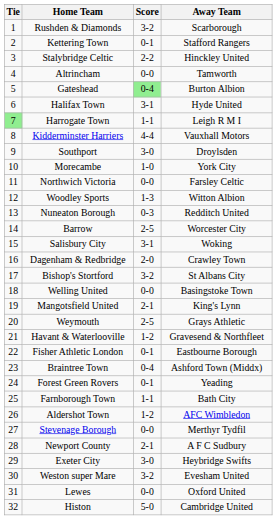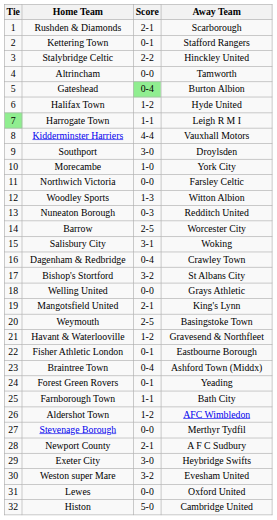(147, 27) 3-2 -> (147, 27) 2-1
(147, 105) 3-1 -> (147, 105) 1-2
(147, 259) 2-0 -> (147, 259) 0-4
(217, 290) Basingstoke Town -> (217, 290) Grays Athletic
(217, 321) Grays Athletic -> (217, 321) Basingstoke Town
